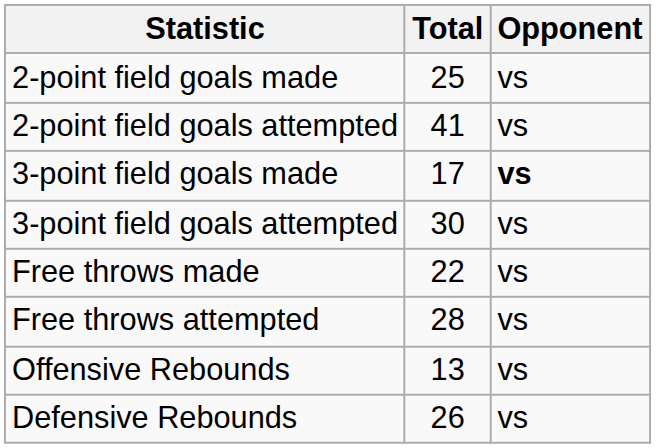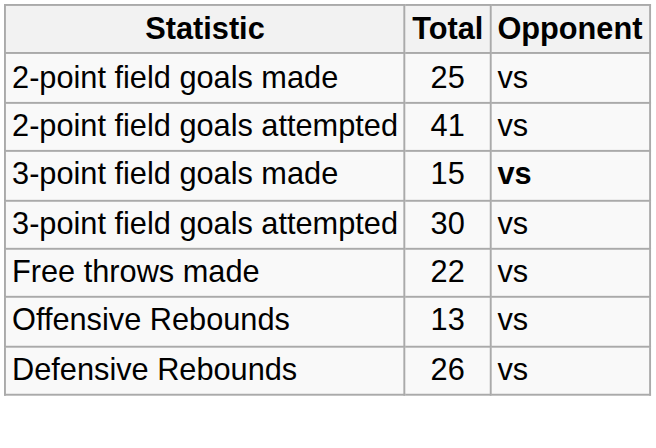(448, 175) 17 -> (448, 175) 15
- row: (166, 321)
